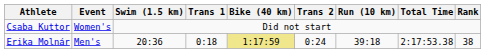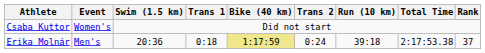(468, 41) 38 -> (468, 41) 37
